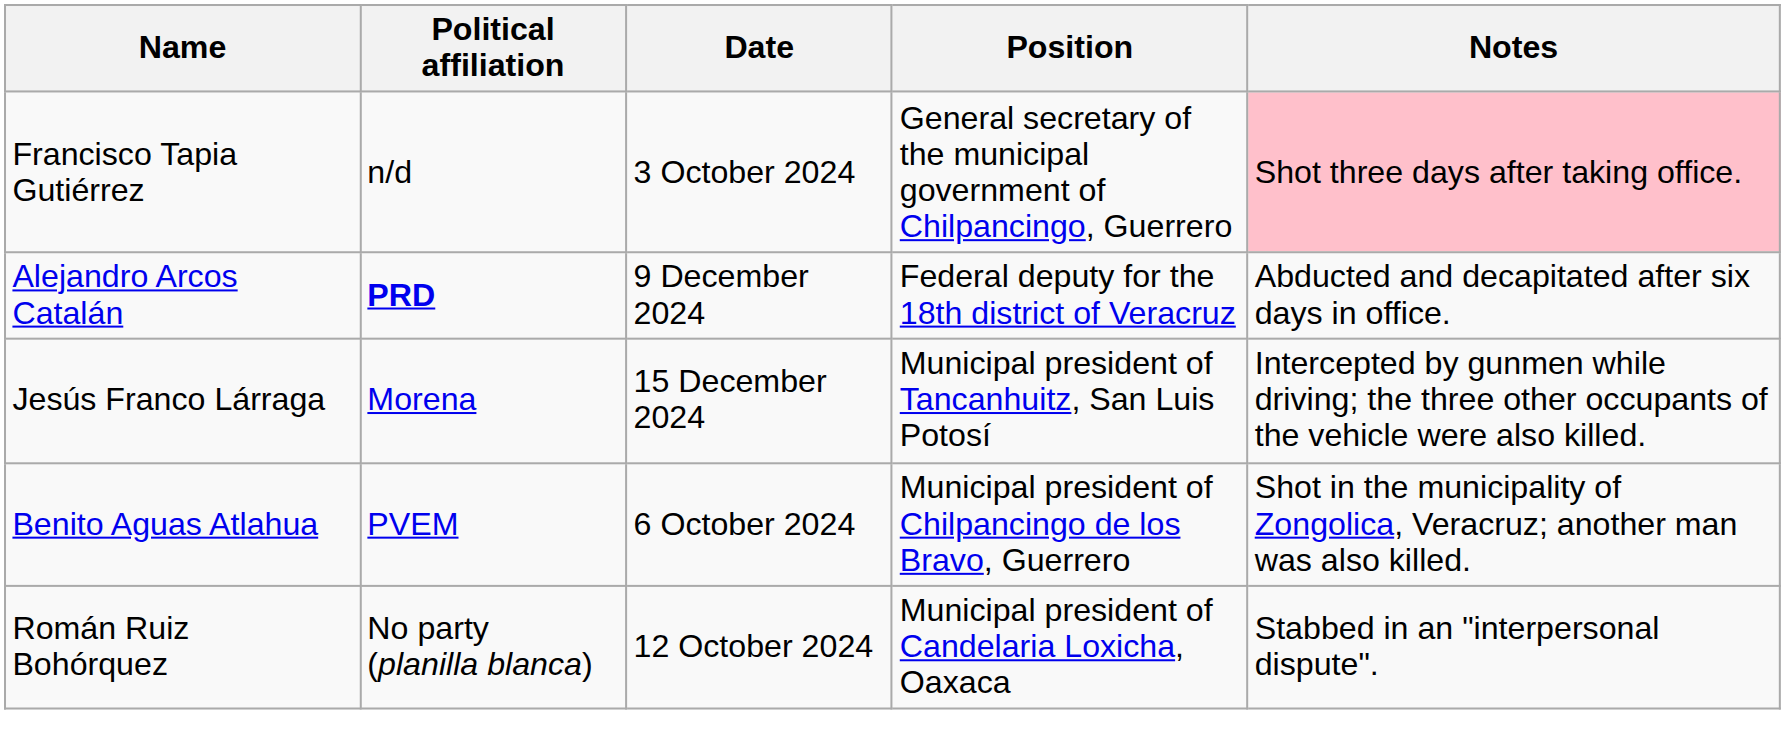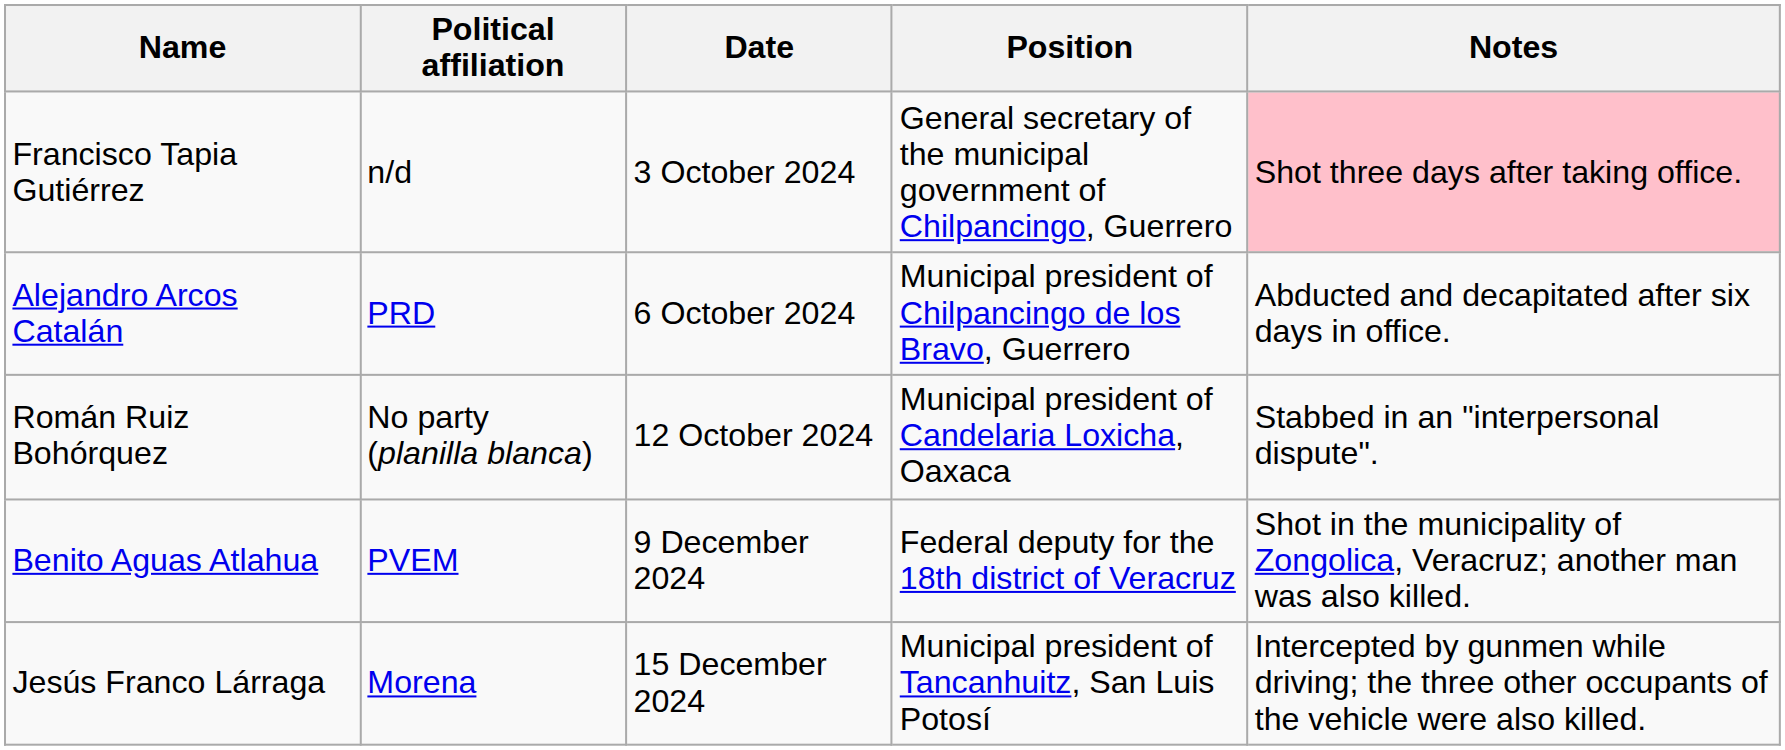(401, 294) bold -> (401, 312) normal
(721, 294) 9 December 2024 -> (744, 312) 6 October 2024
(1068, 294) Federal deputy for the 18th district of Veracruz -> (1056, 312) Municipal president of Chilpancingo de los Bravo, Guerrero
rows swapped: (101, 646) <-> (169, 400)
(744, 523) 6 October 2024 -> (721, 559) 9 December 2024
(1056, 523) Municipal president of Chilpancingo de los Bravo, Guerrero -> (1068, 559) Federal deputy for the 18th district of Veracruz
